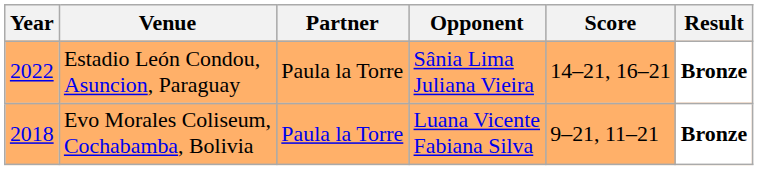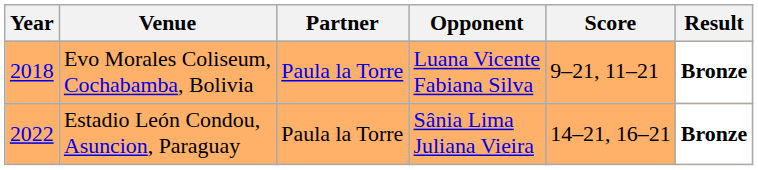rows swapped: (167, 133) <-> (162, 71)
